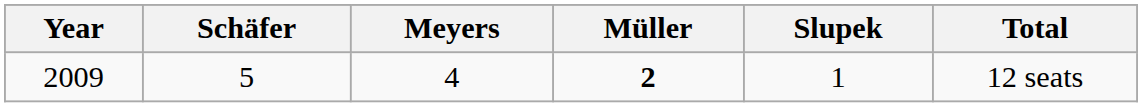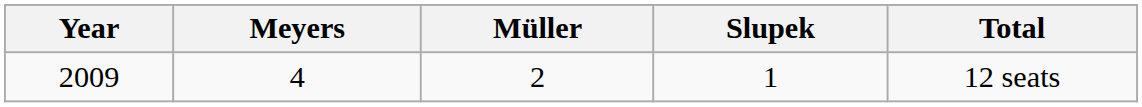- column: (247, 28)
(648, 76) bold -> (538, 76) normal
